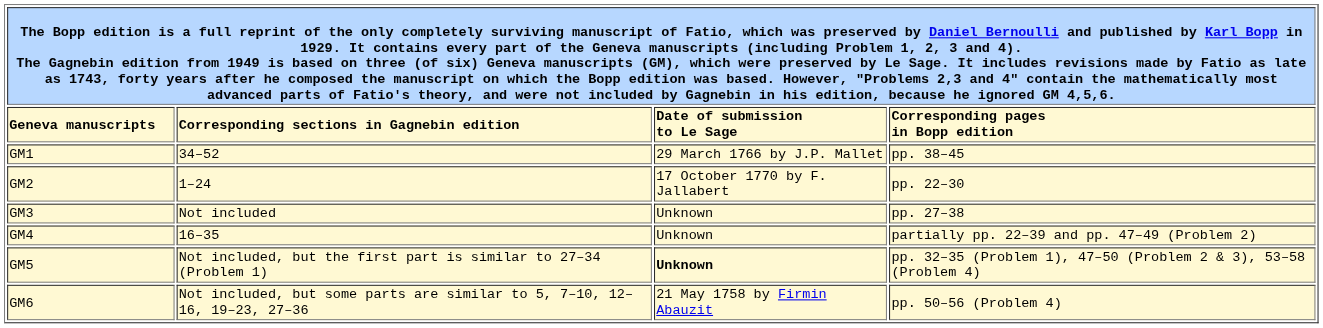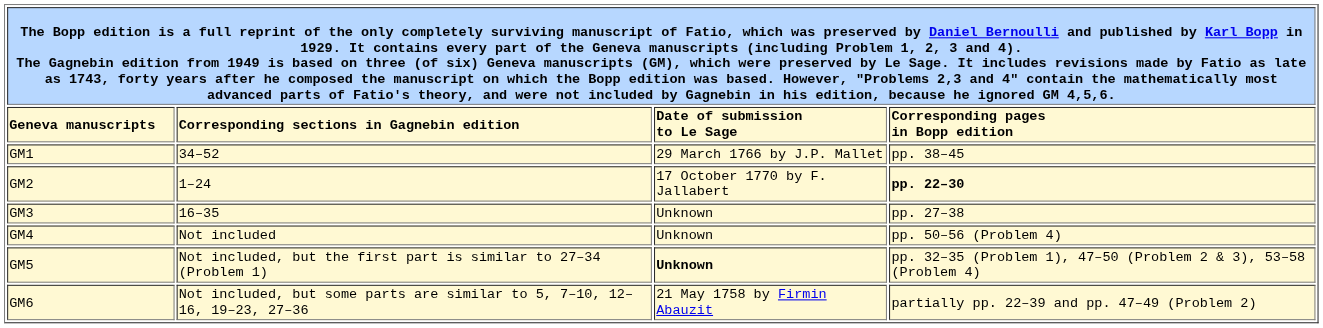(928, 184) normal -> (928, 184) bold
(227, 214) Not included -> (199, 214) 16–35
(199, 235) 16–35 -> (227, 235) Not included
(1074, 235) partially pp. 22–39 and pp. 47–49 (Problem 2) -> (977, 235) pp. 50–56 (Problem 4)
(977, 302) pp. 50–56 (Problem 4) -> (1074, 302) partially pp. 22–39 and pp. 47–49 (Problem 2)
